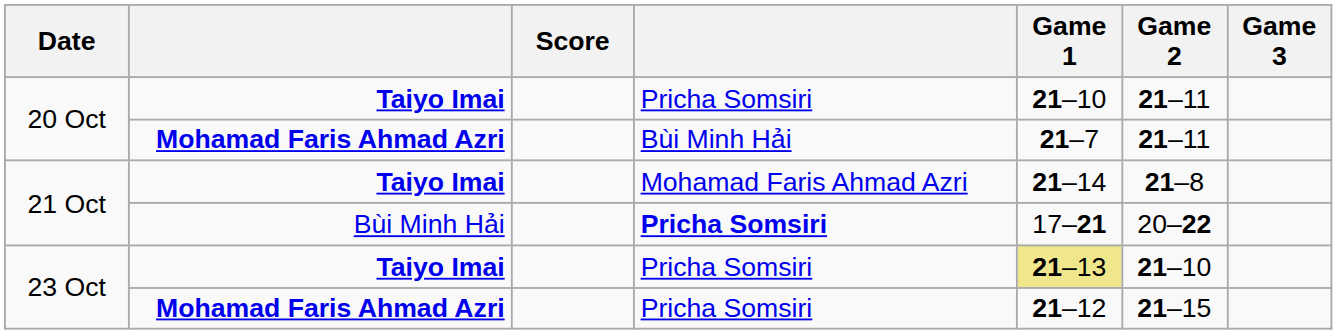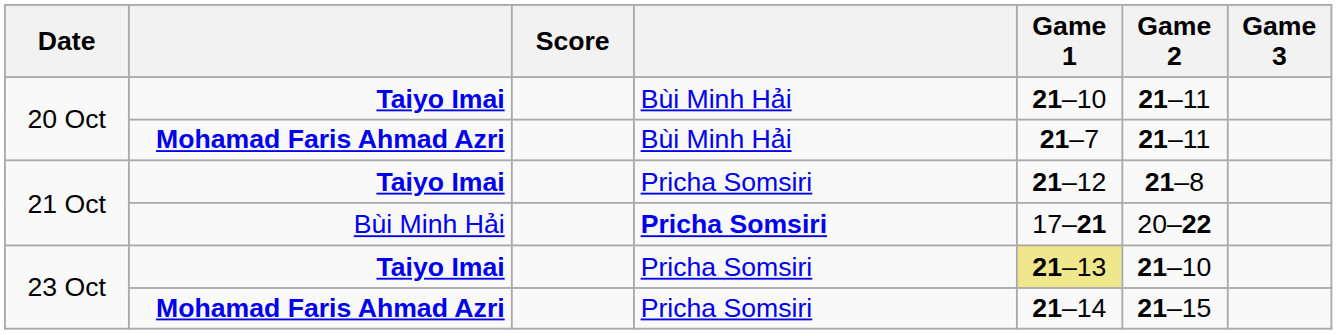(726, 98) Pricha Somsiri -> (716, 98) Bùi Minh Hải
(804, 182) Mohamad Faris Ahmad Azri -> (726, 182) Pricha Somsiri
(1069, 182) 21–14 -> (1069, 182) 21–12
(1069, 308) 21–12 -> (1069, 308) 21–14
